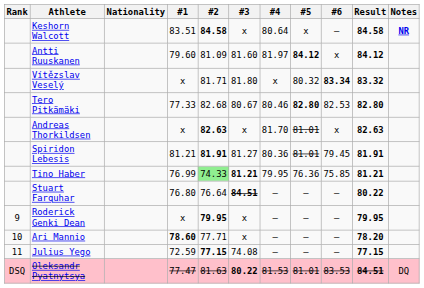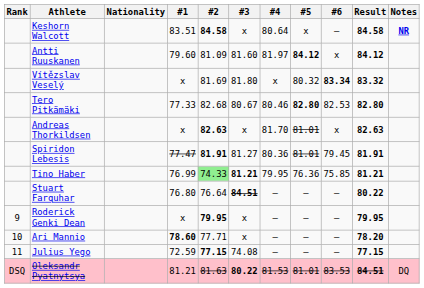(213, 80) 81.71 -> (213, 80) 81.69
(183, 154) 81.21 -> (183, 154) 77.47
(183, 271) 77.47 -> (183, 271) 81.21
